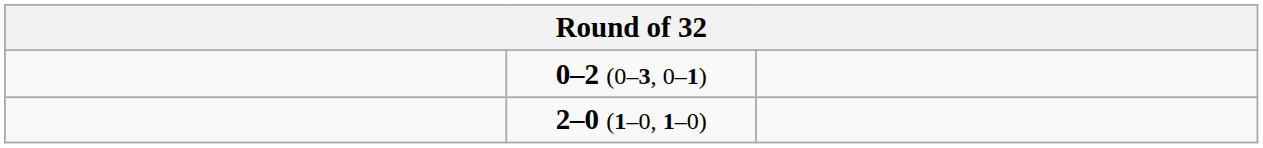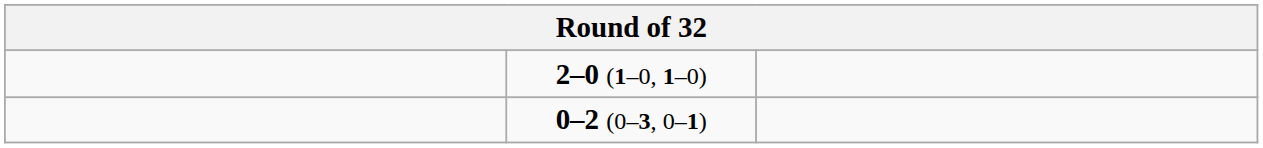rows swapped: (631, 119) <-> (631, 73)
